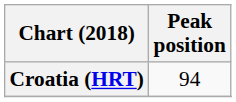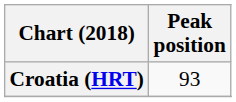(190, 79) 94 -> (190, 79) 93
